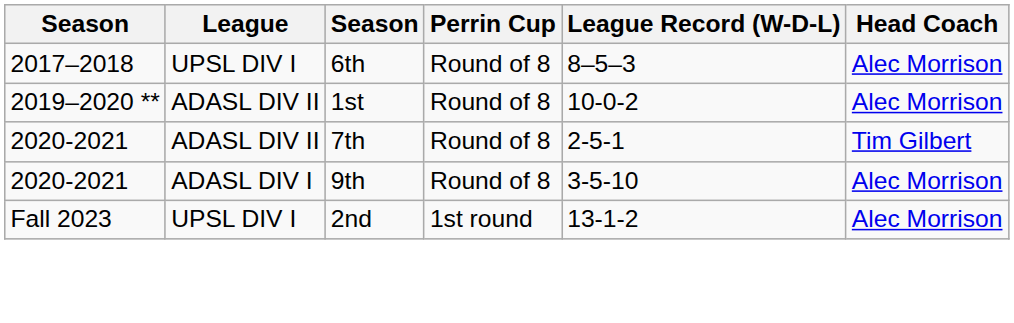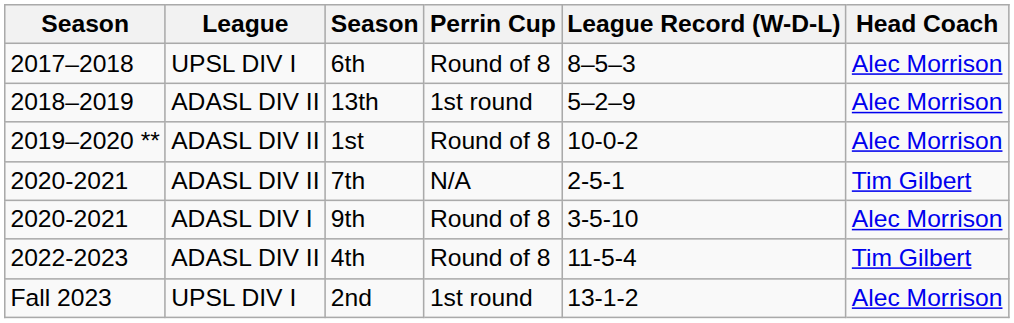+ row: (355, 102)
(490, 141) Round of 8 -> (450, 180) N/A
+ row: (348, 258)
